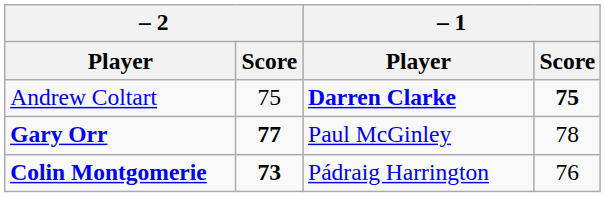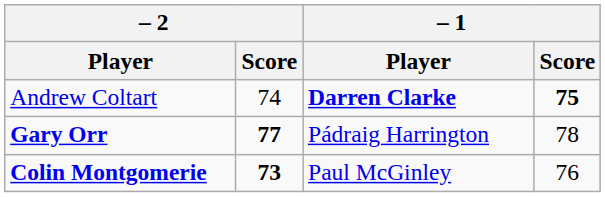(269, 97) 75 -> (269, 97) 74
(380, 135) Paul McGinley -> (399, 135) Pádraig Harrington
(399, 172) Pádraig Harrington -> (380, 172) Paul McGinley
